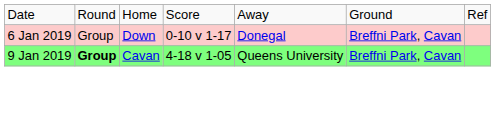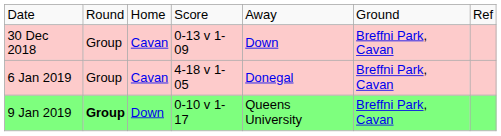+ row: (28, 42)
(139, 35) Down -> (150, 77) Cavan
(199, 35) 0-10 v 1-17 -> (200, 77) 4-18 v 1-05
(141, 55) Cavan -> (147, 112) Down
(199, 55) 4-18 v 1-05 -> (200, 112) 0-10 v 1-17
